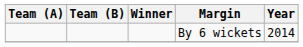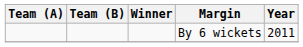(281, 33) 2014 -> (281, 33) 2011
